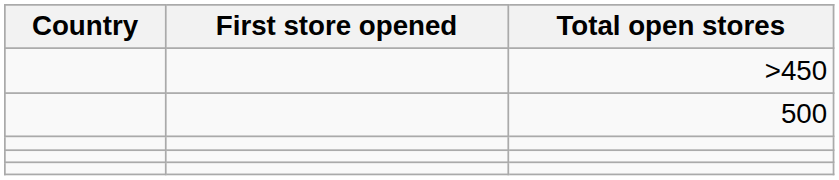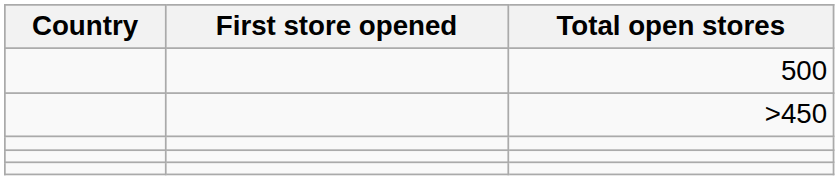rows swapped: (85, 71) <-> (85, 115)
